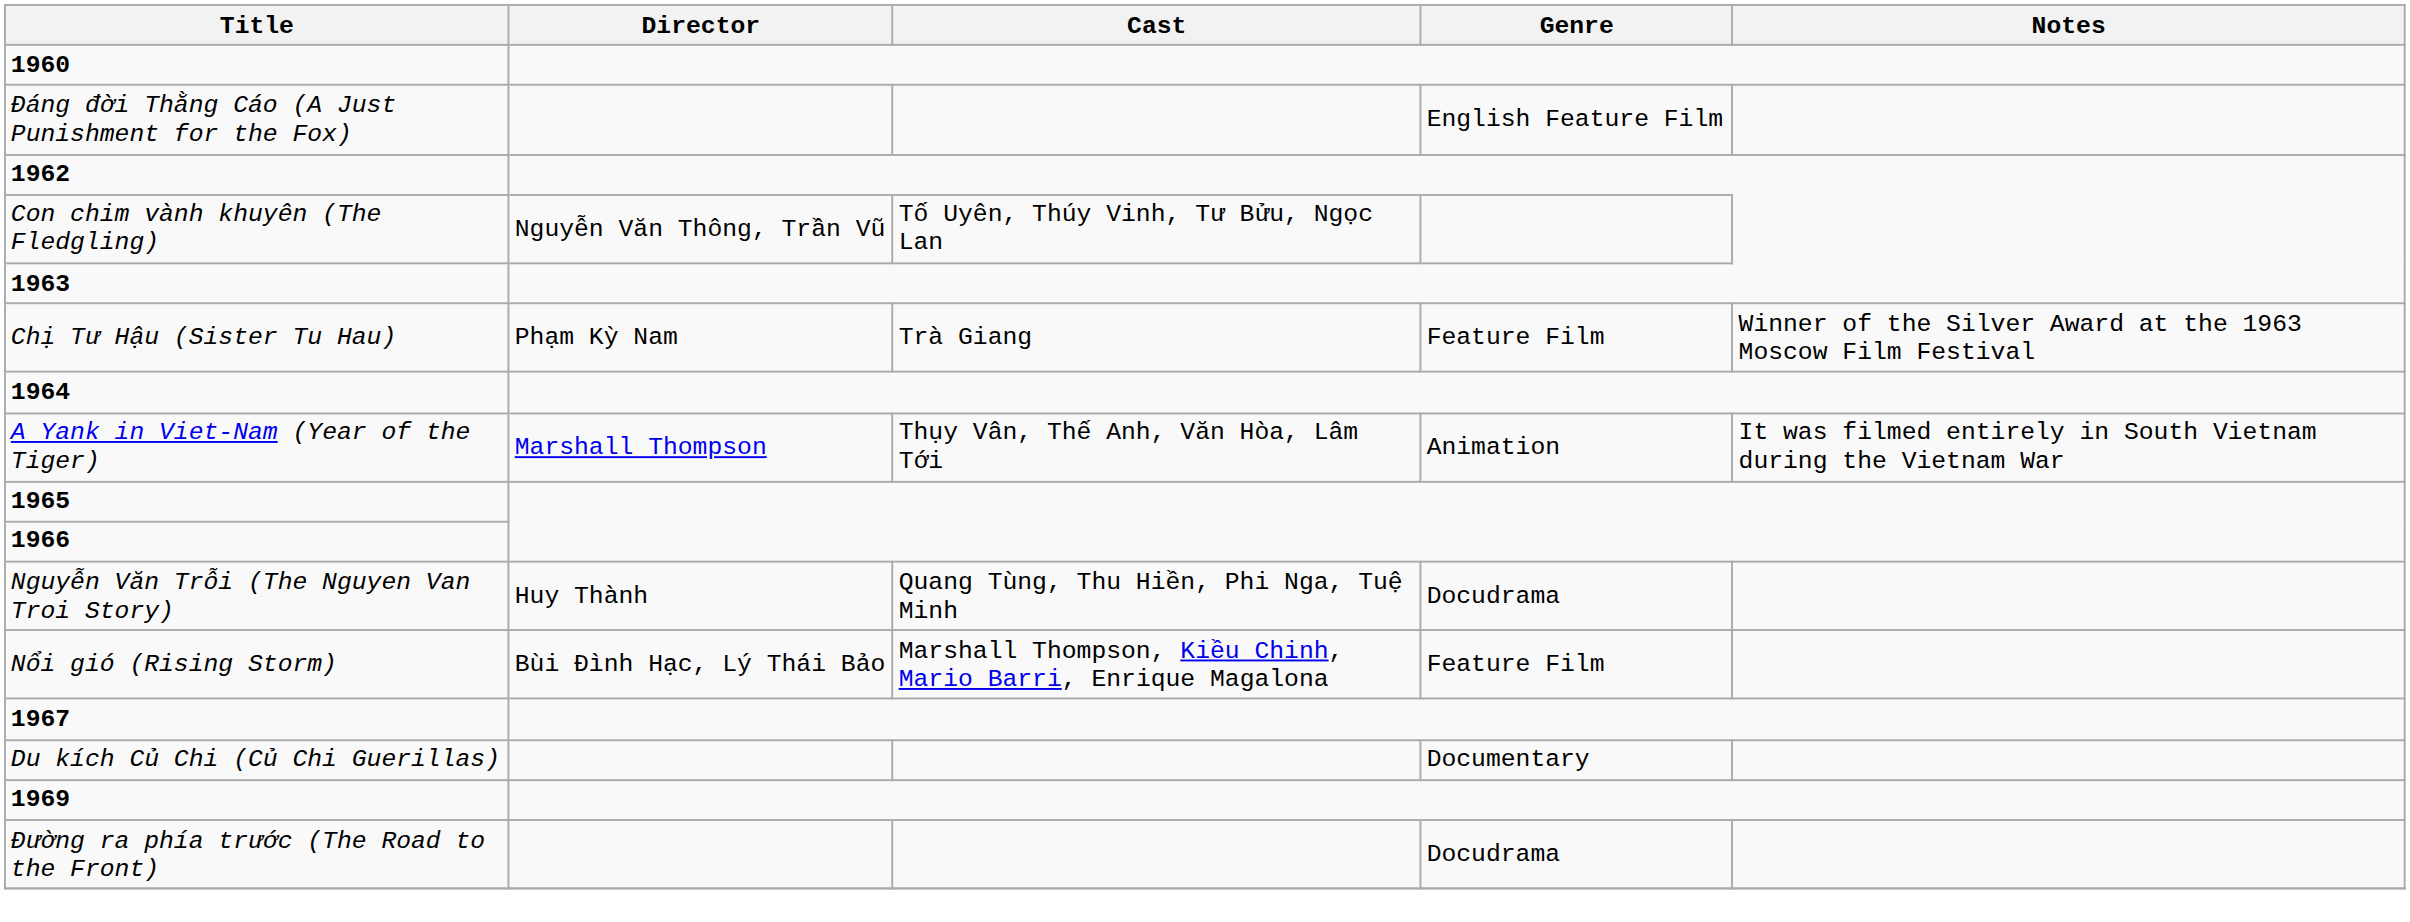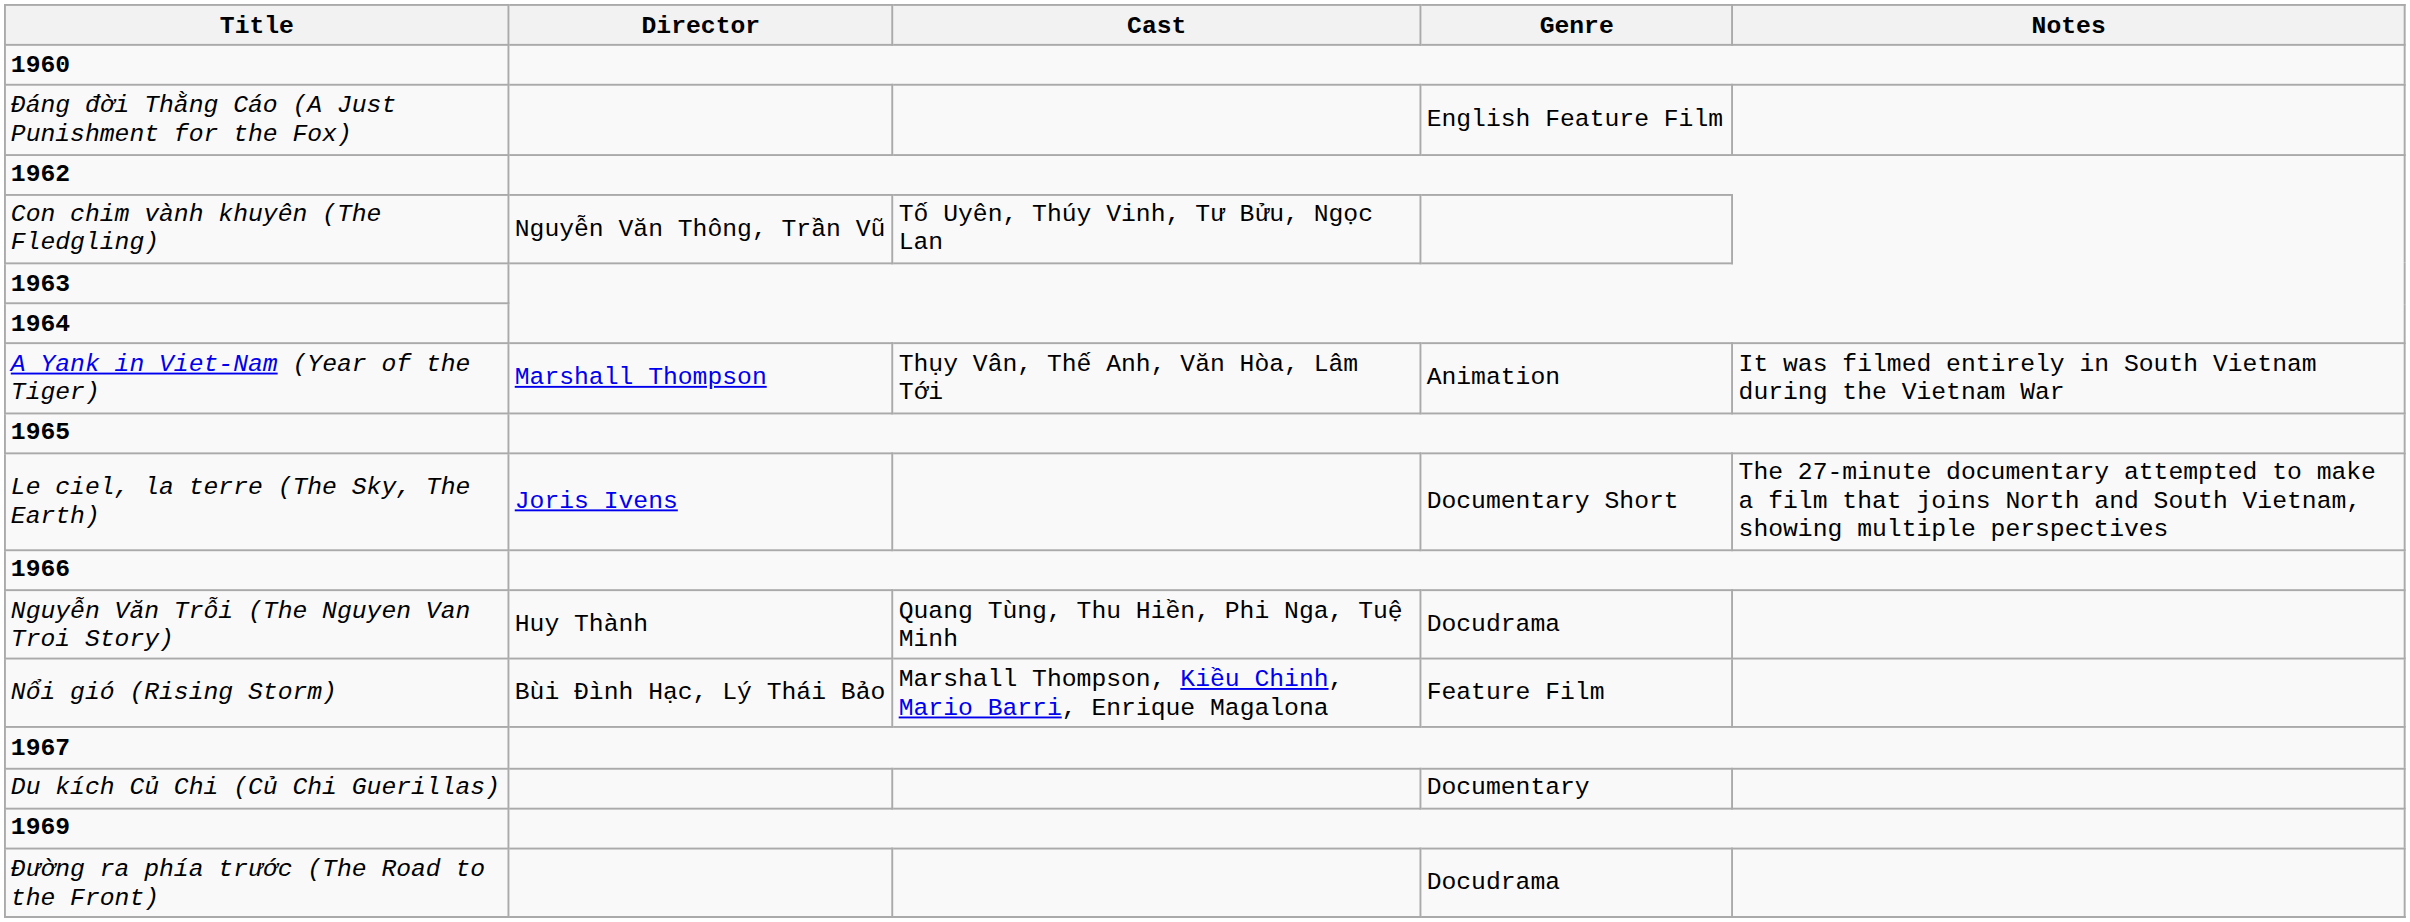- row: (204, 338)
+ row: (241, 501)
